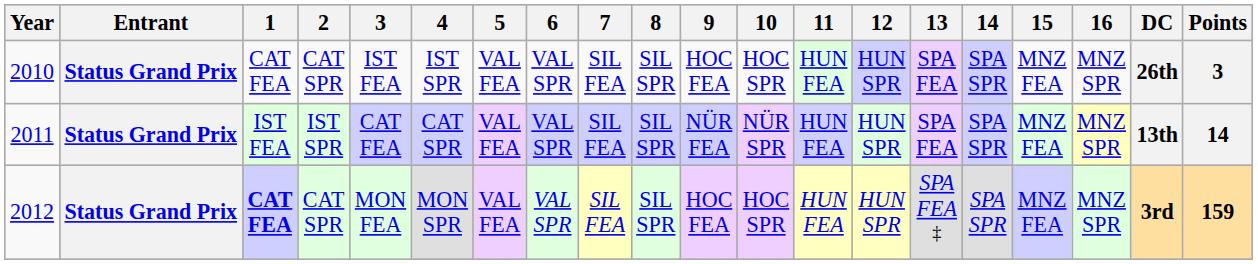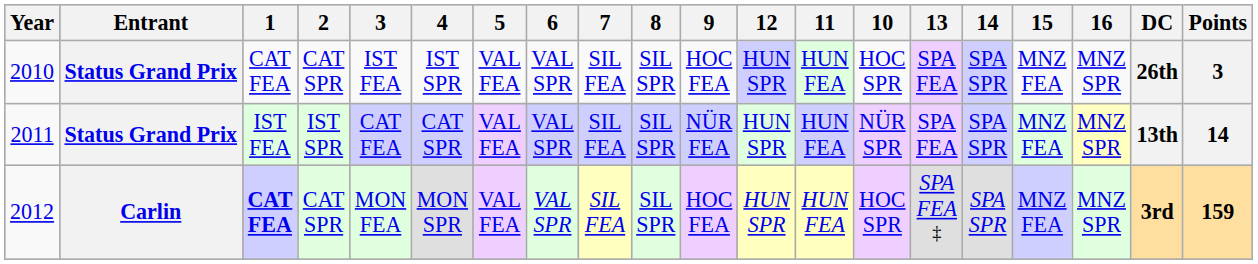columns swapped: (766, 22) <-> (882, 22)
(151, 211) Status Grand Prix -> (151, 211) Carlin
